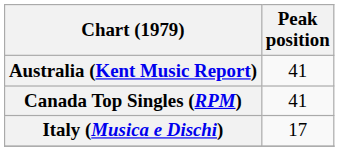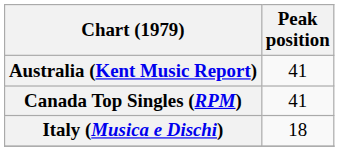(298, 130) 17 -> (298, 130) 18
